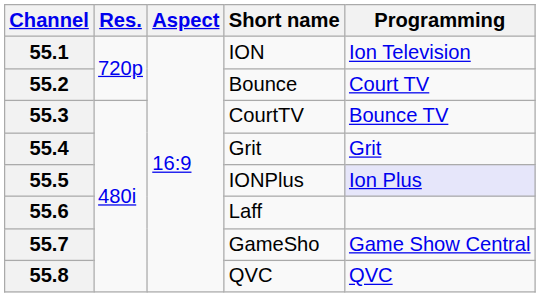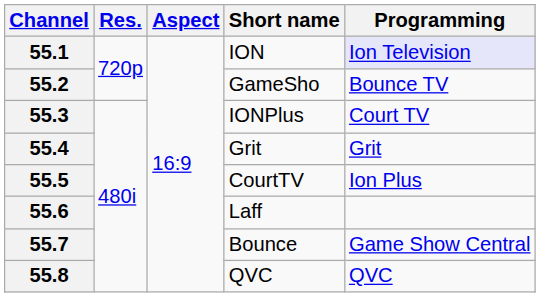(410, 52) no background -> (410, 52) lavender background
(263, 84) Bounce -> (274, 84) GameSho
(389, 84) Court TV -> (399, 84) Bounce TV
(266, 116) CourtTV -> (266, 116) IONPlus
(399, 116) Bounce TV -> (389, 116) Court TV
(266, 180) IONPlus -> (266, 180) CourtTV
(385, 180) lavender background -> (385, 180) no background
(274, 244) GameSho -> (263, 244) Bounce
